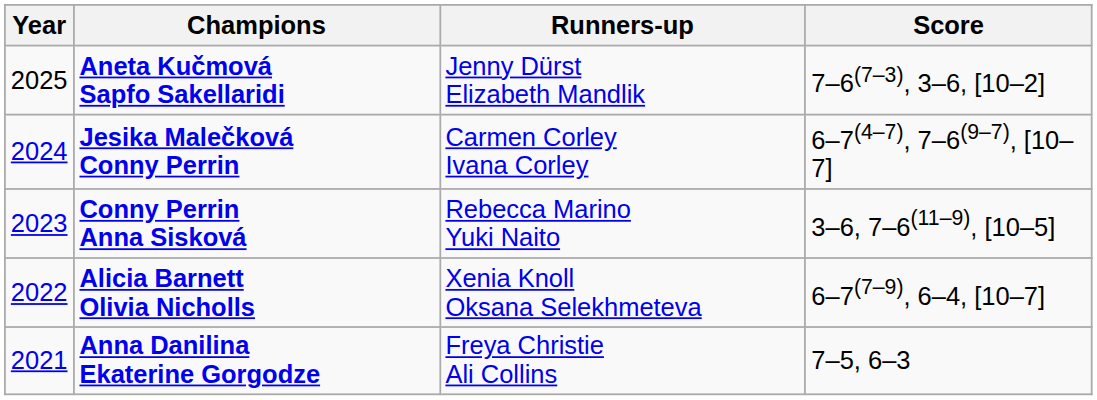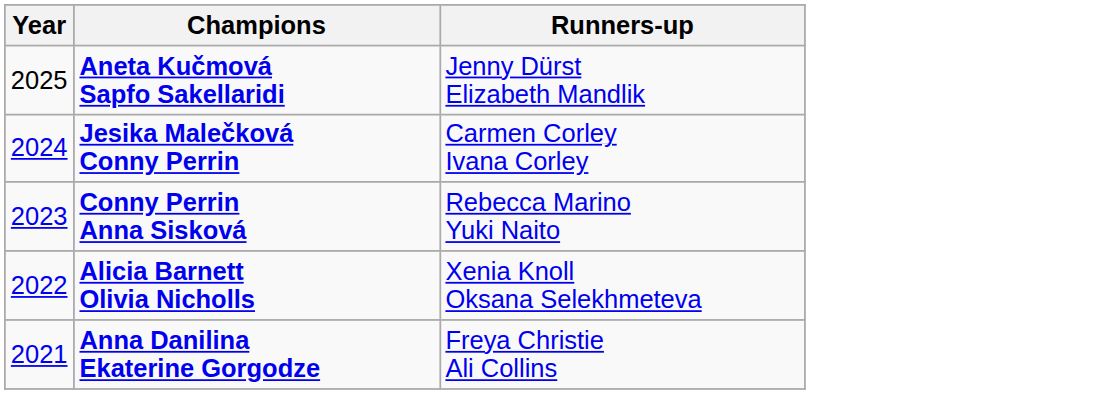- column: (949, 25)
